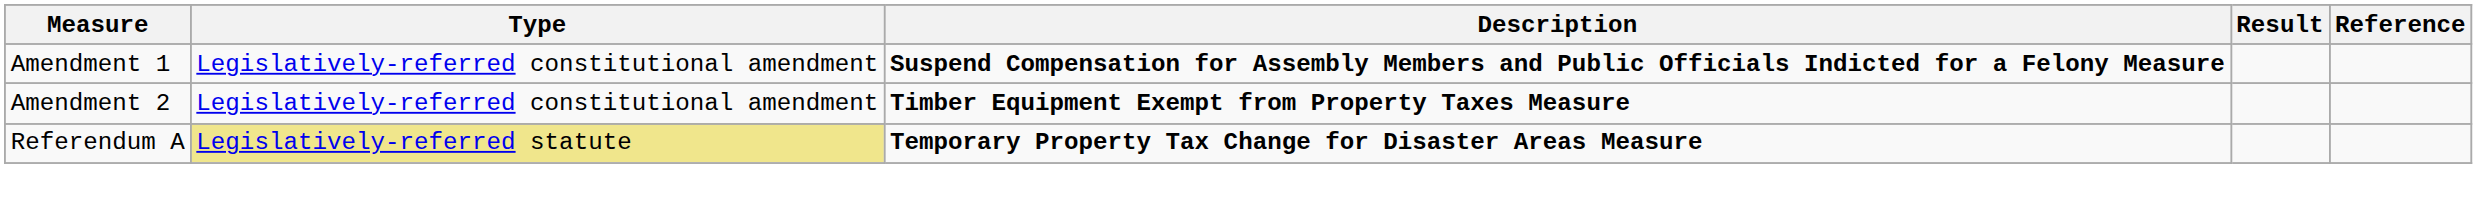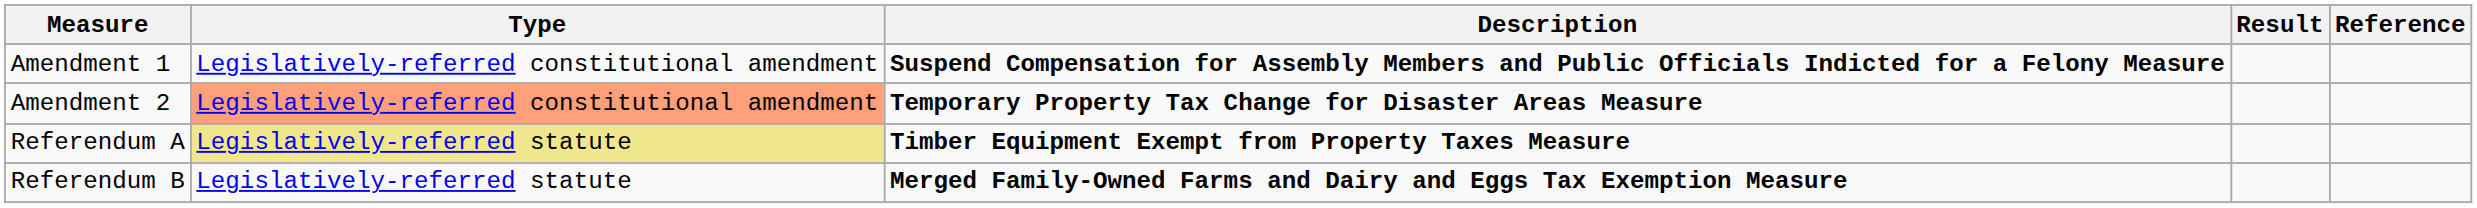(537, 103) no background -> (537, 103) lightsalmon background
(1260, 103) Timber Equipment Exempt from Property Taxes Measure -> (1296, 103) Temporary Property Tax Change for Disaster Areas Measure
(1296, 143) Temporary Property Tax Change for Disaster Areas Measure -> (1260, 143) Timber Equipment Exempt from Property Taxes Measure
+ row: (98, 182)
